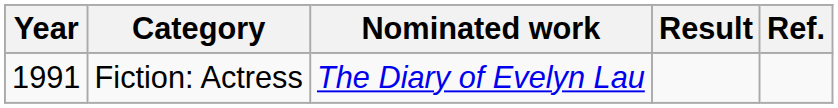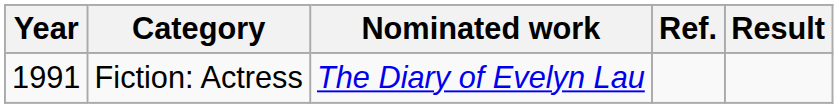columns swapped: (706, 28) <-> (796, 28)
